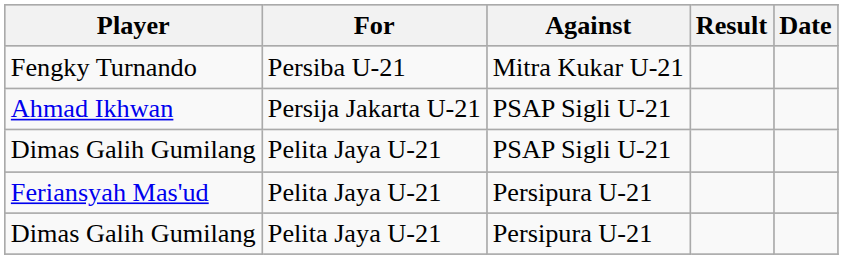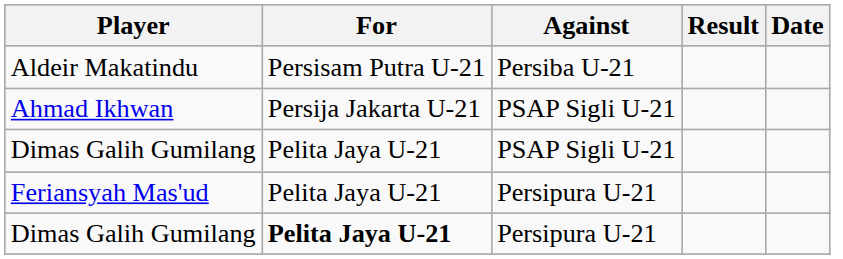- row: (104, 66)
+ row: (105, 66)
(355, 233) normal -> (360, 233) bold
